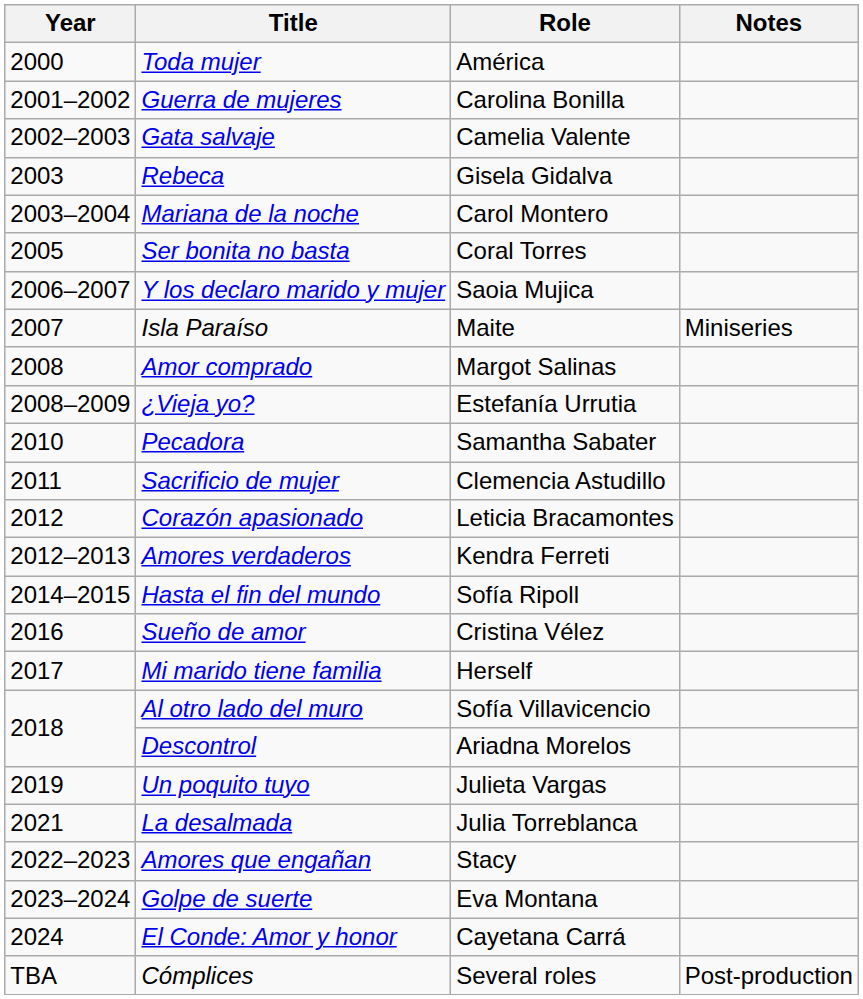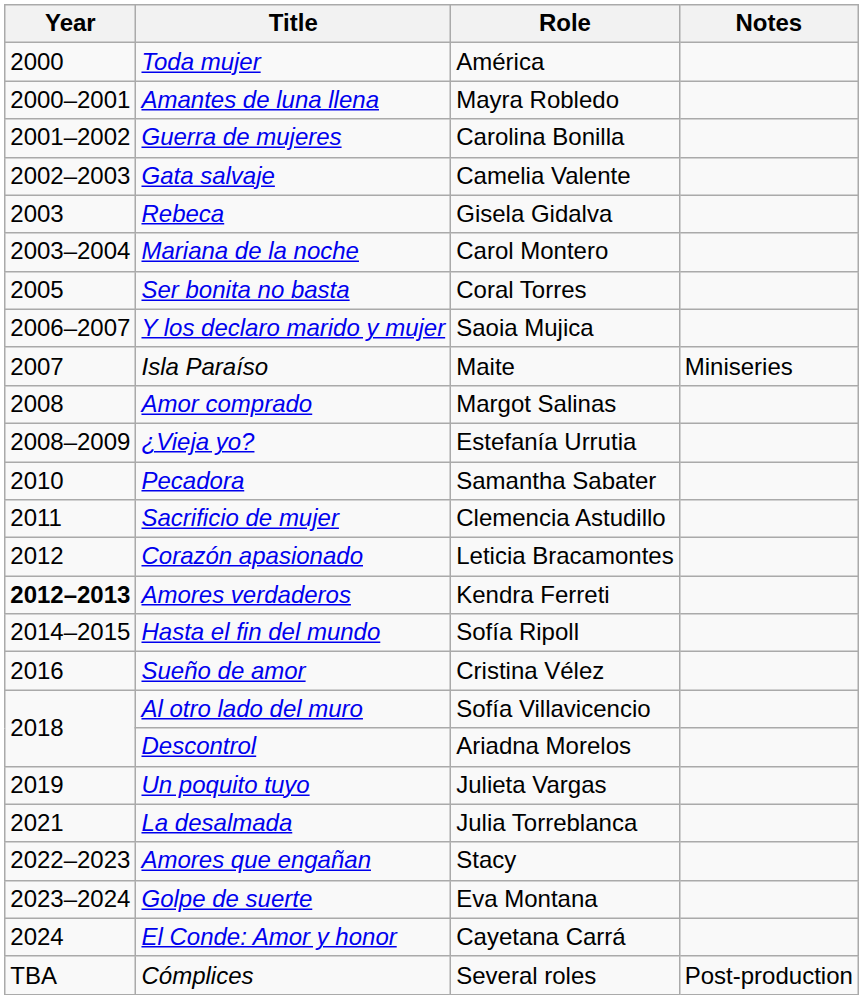+ row: (260, 99)
(70, 556) normal -> (70, 594) bold
- row: (262, 670)
